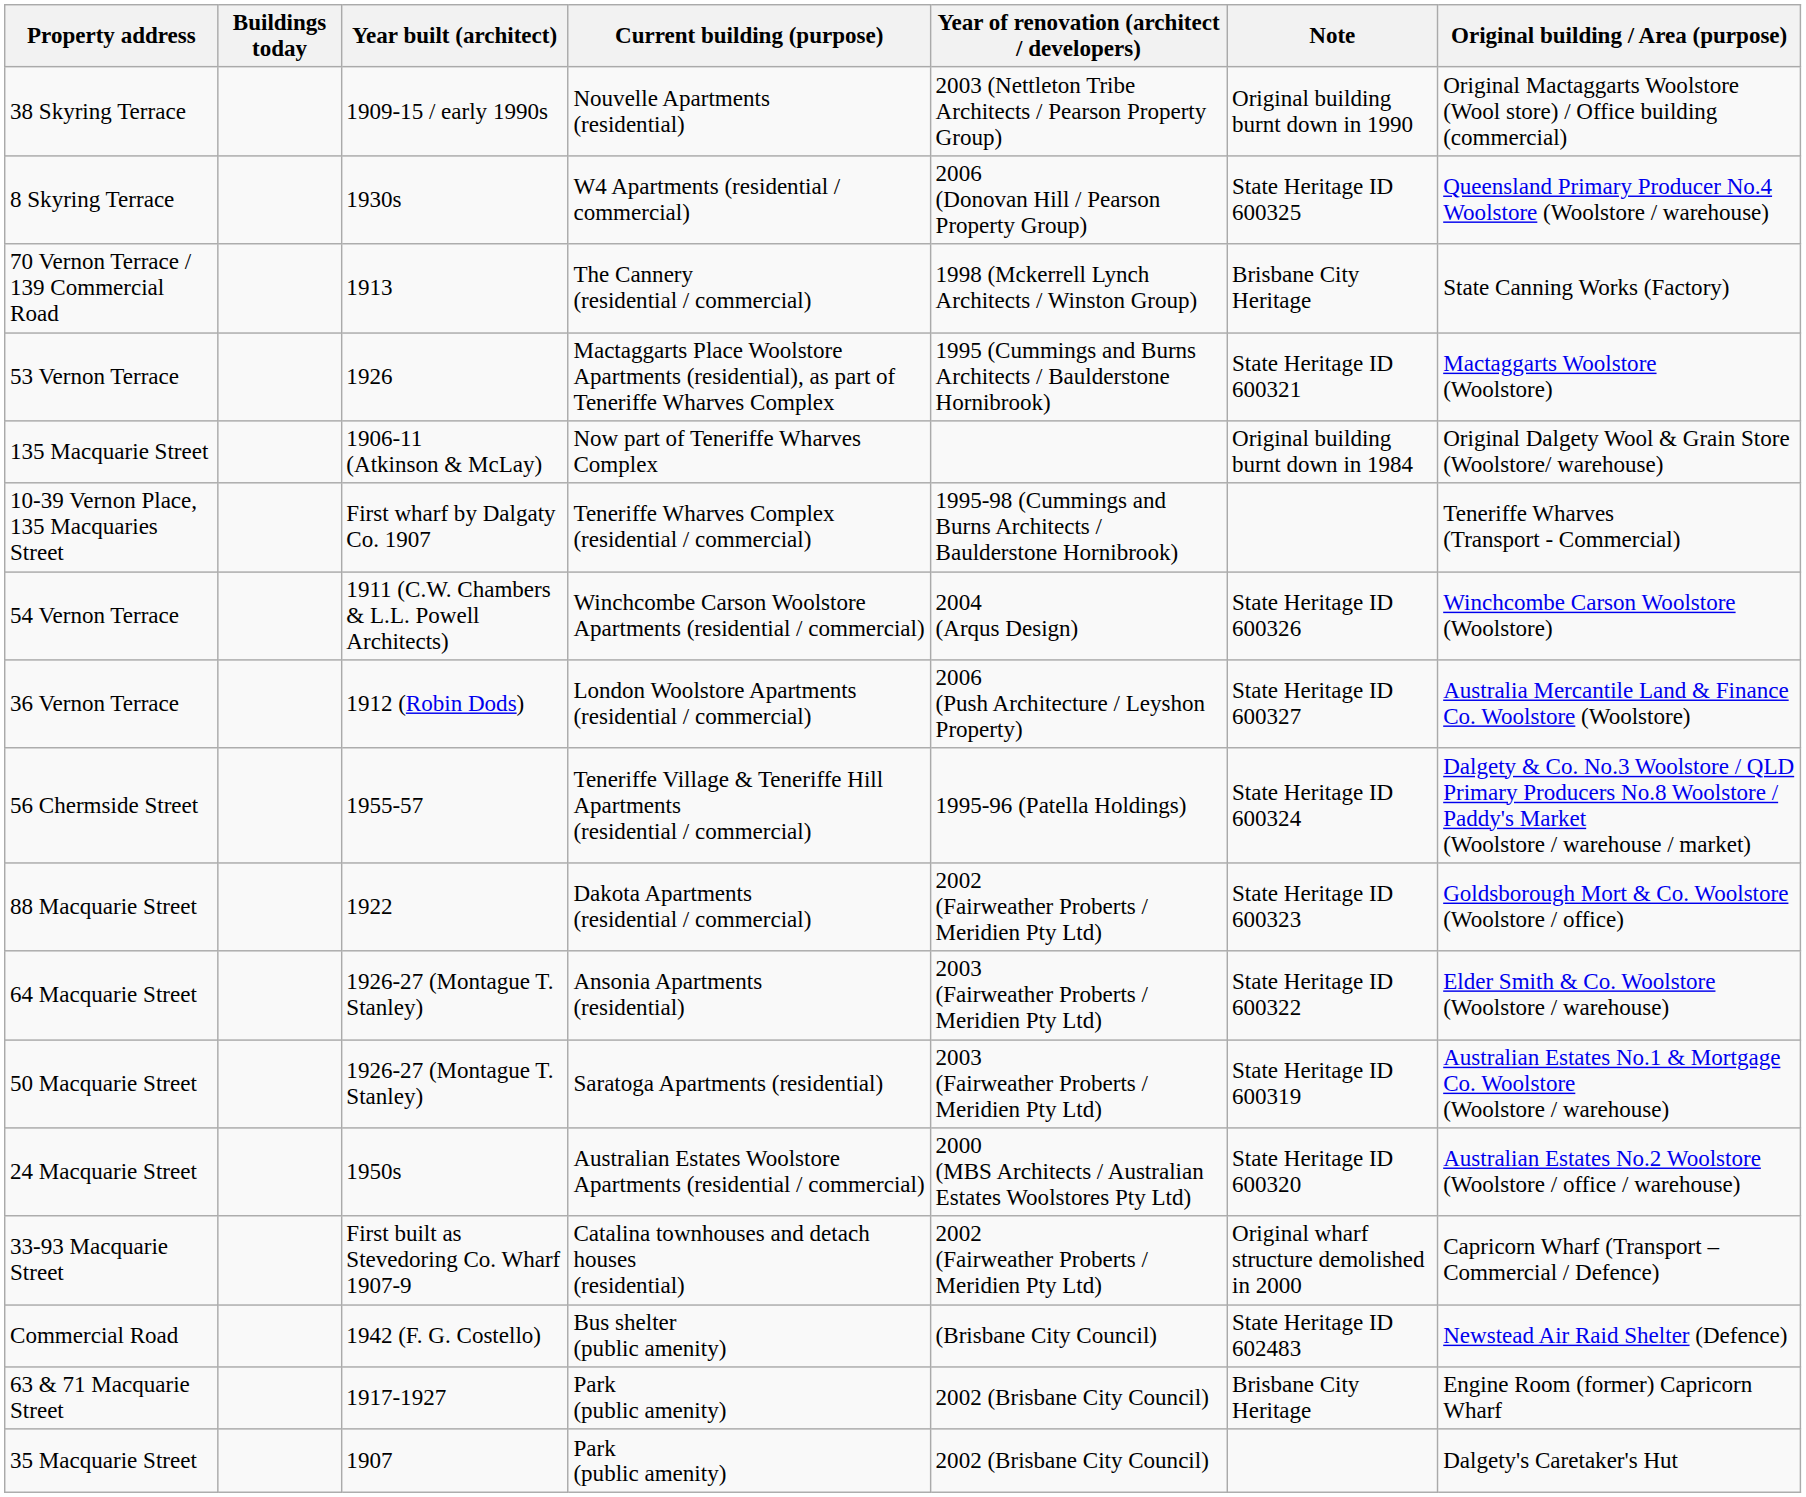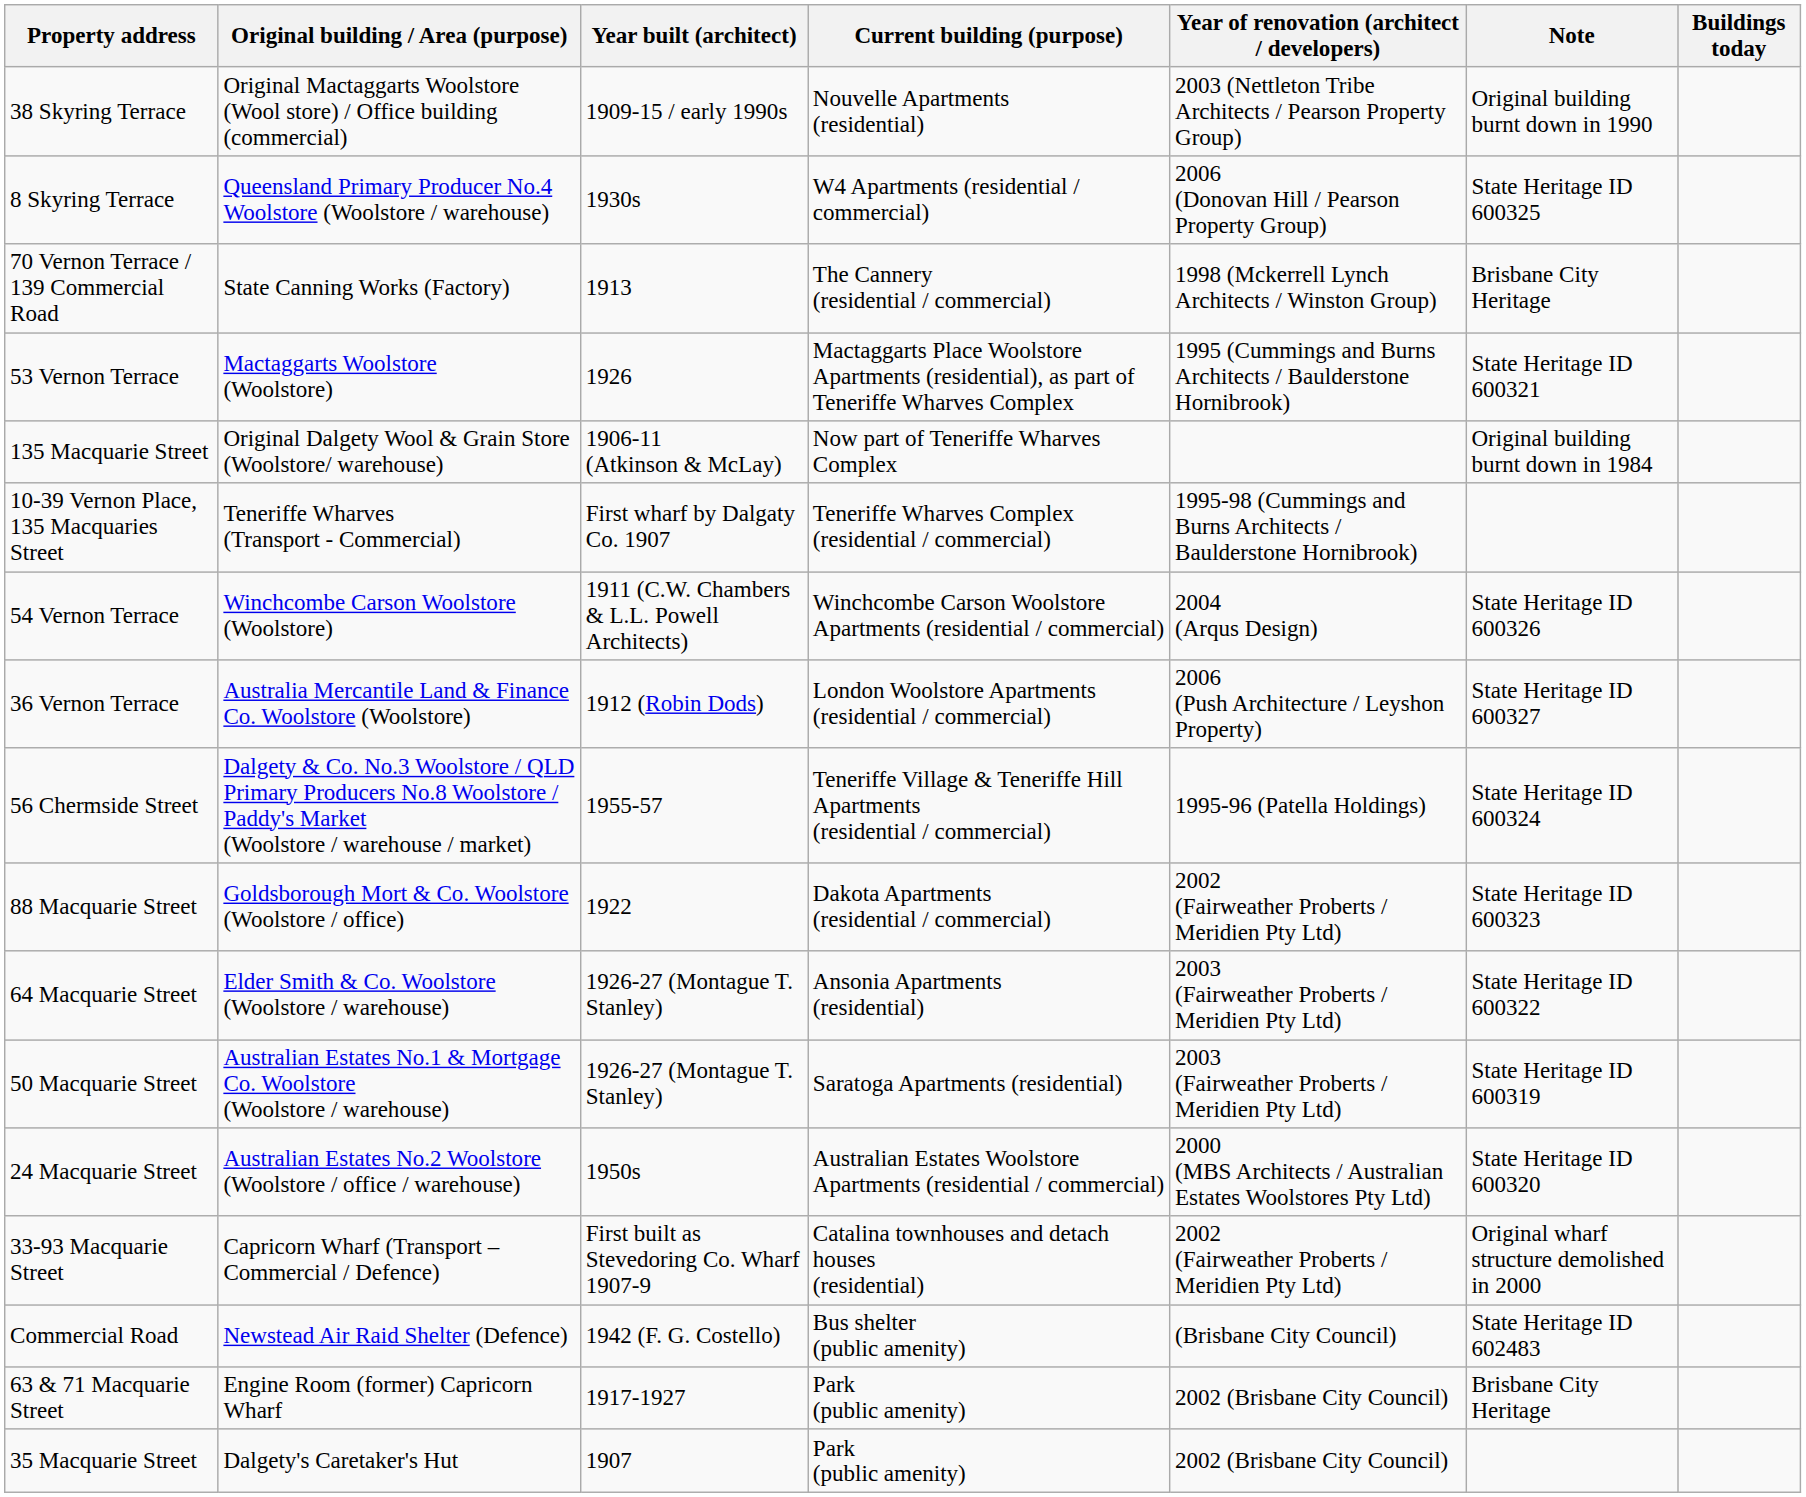columns swapped: (1619, 35) <-> (280, 35)
